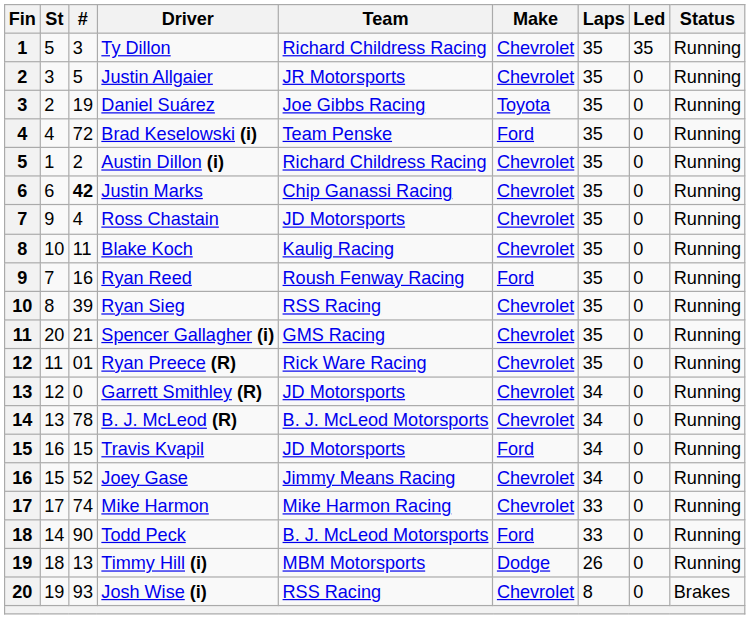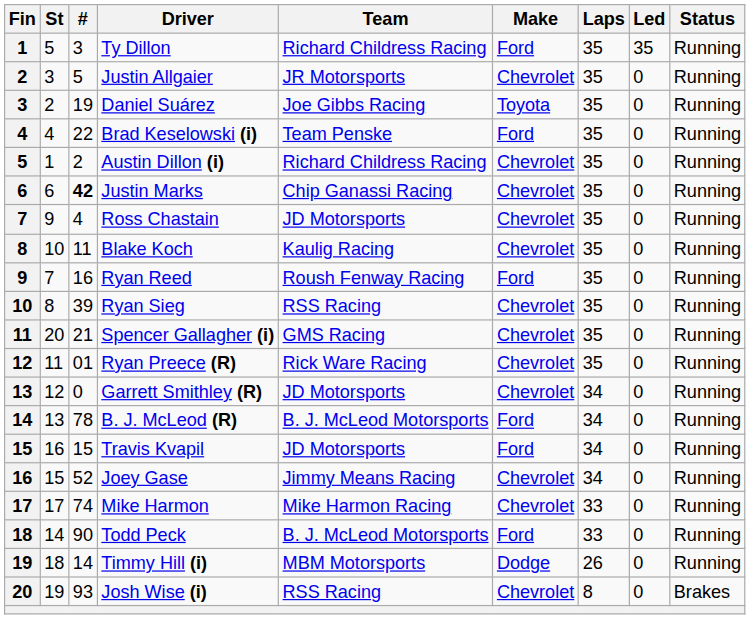(536, 48) Chevrolet -> (515, 48) Ford
(83, 134) 72 -> (83, 134) 22
(536, 420) Chevrolet -> (515, 420) Ford
(83, 563) 13 -> (83, 563) 14
